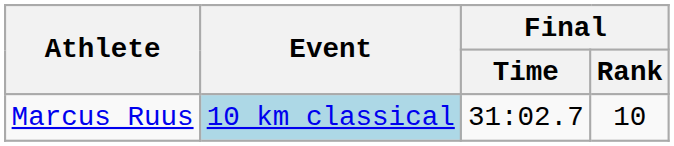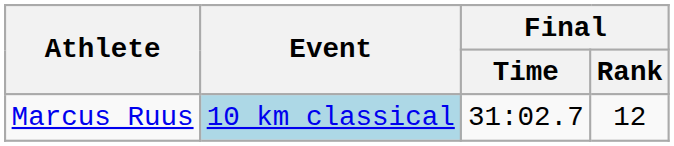(630, 117) 10 -> (630, 117) 12
